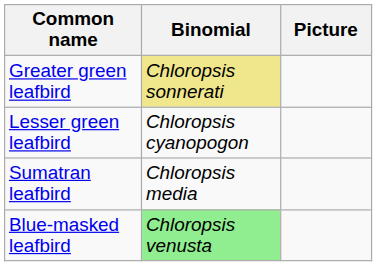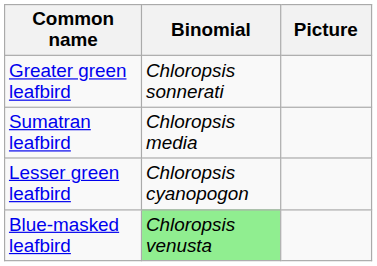(191, 81) khaki background -> (191, 81) no background
rows swapped: (64, 132) <-> (50, 183)
